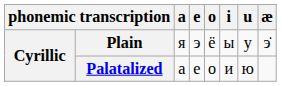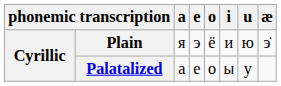(229, 42) ы -> (229, 42) и
(248, 42) у -> (248, 42) ю
(229, 68) и -> (229, 68) ы
(248, 68) ю -> (248, 68) у
